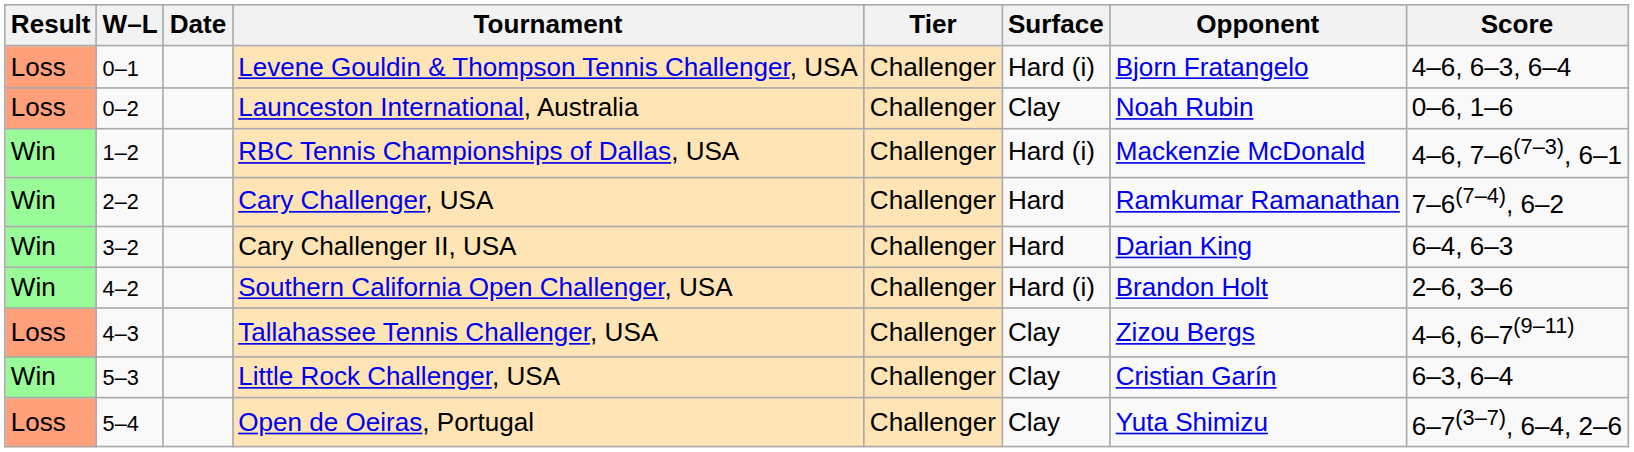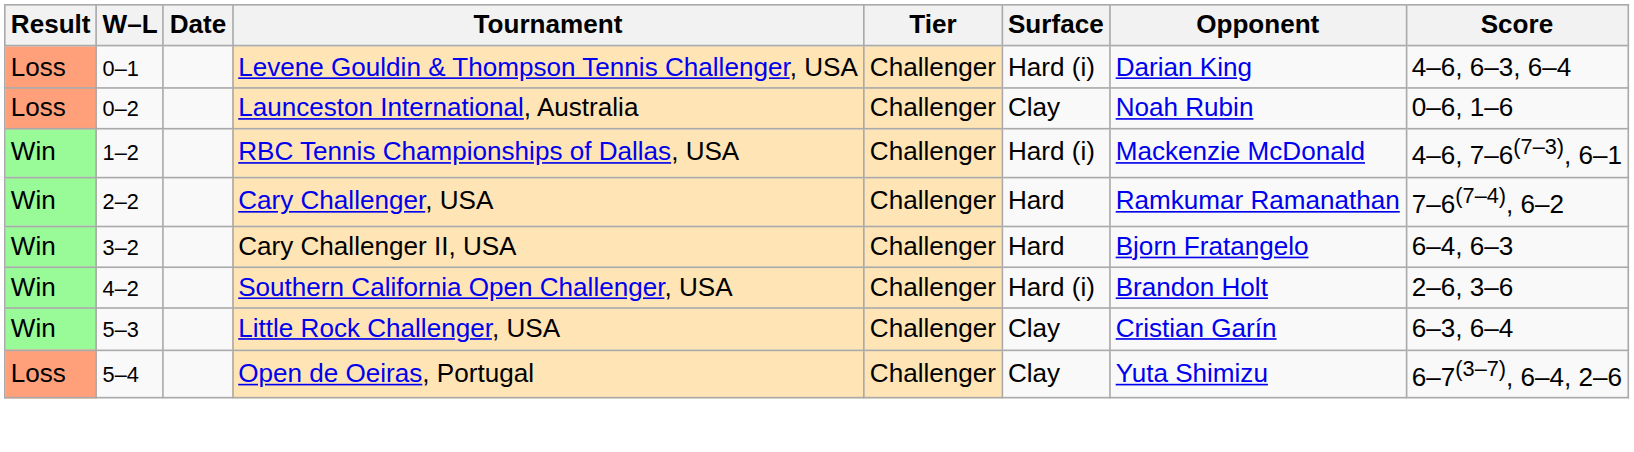(1212, 66) Bjorn Fratangelo -> (1184, 66) Darian King
(1184, 246) Darian King -> (1212, 246) Bjorn Fratangelo
- row: (448, 332)
